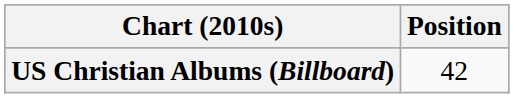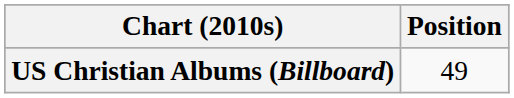(454, 69) 42 -> (454, 69) 49
